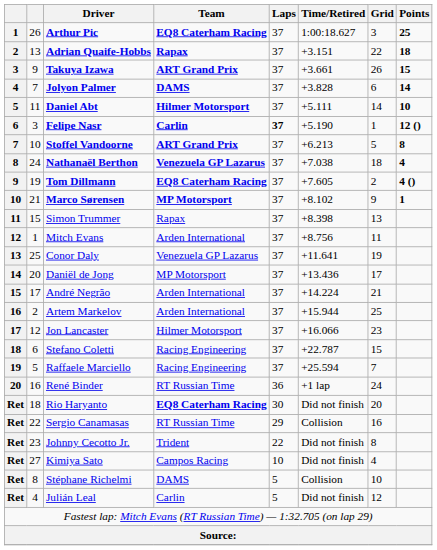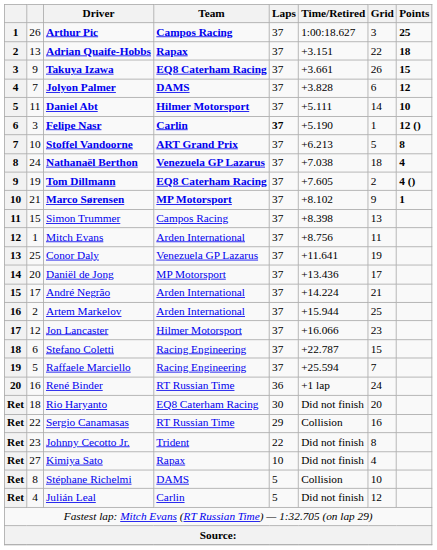(212, 32) EQ8 Caterham Racing -> (194, 32) Campos Racing
(197, 69) ART Grand Prix -> (212, 69) EQ8 Caterham Racing
(405, 87) 14 -> (405, 87) 12
(171, 218) Rapax -> (192, 218) Campos Racing
(212, 404) bold -> (207, 404) normal
(192, 460) Campos Racing -> (171, 460) Rapax
